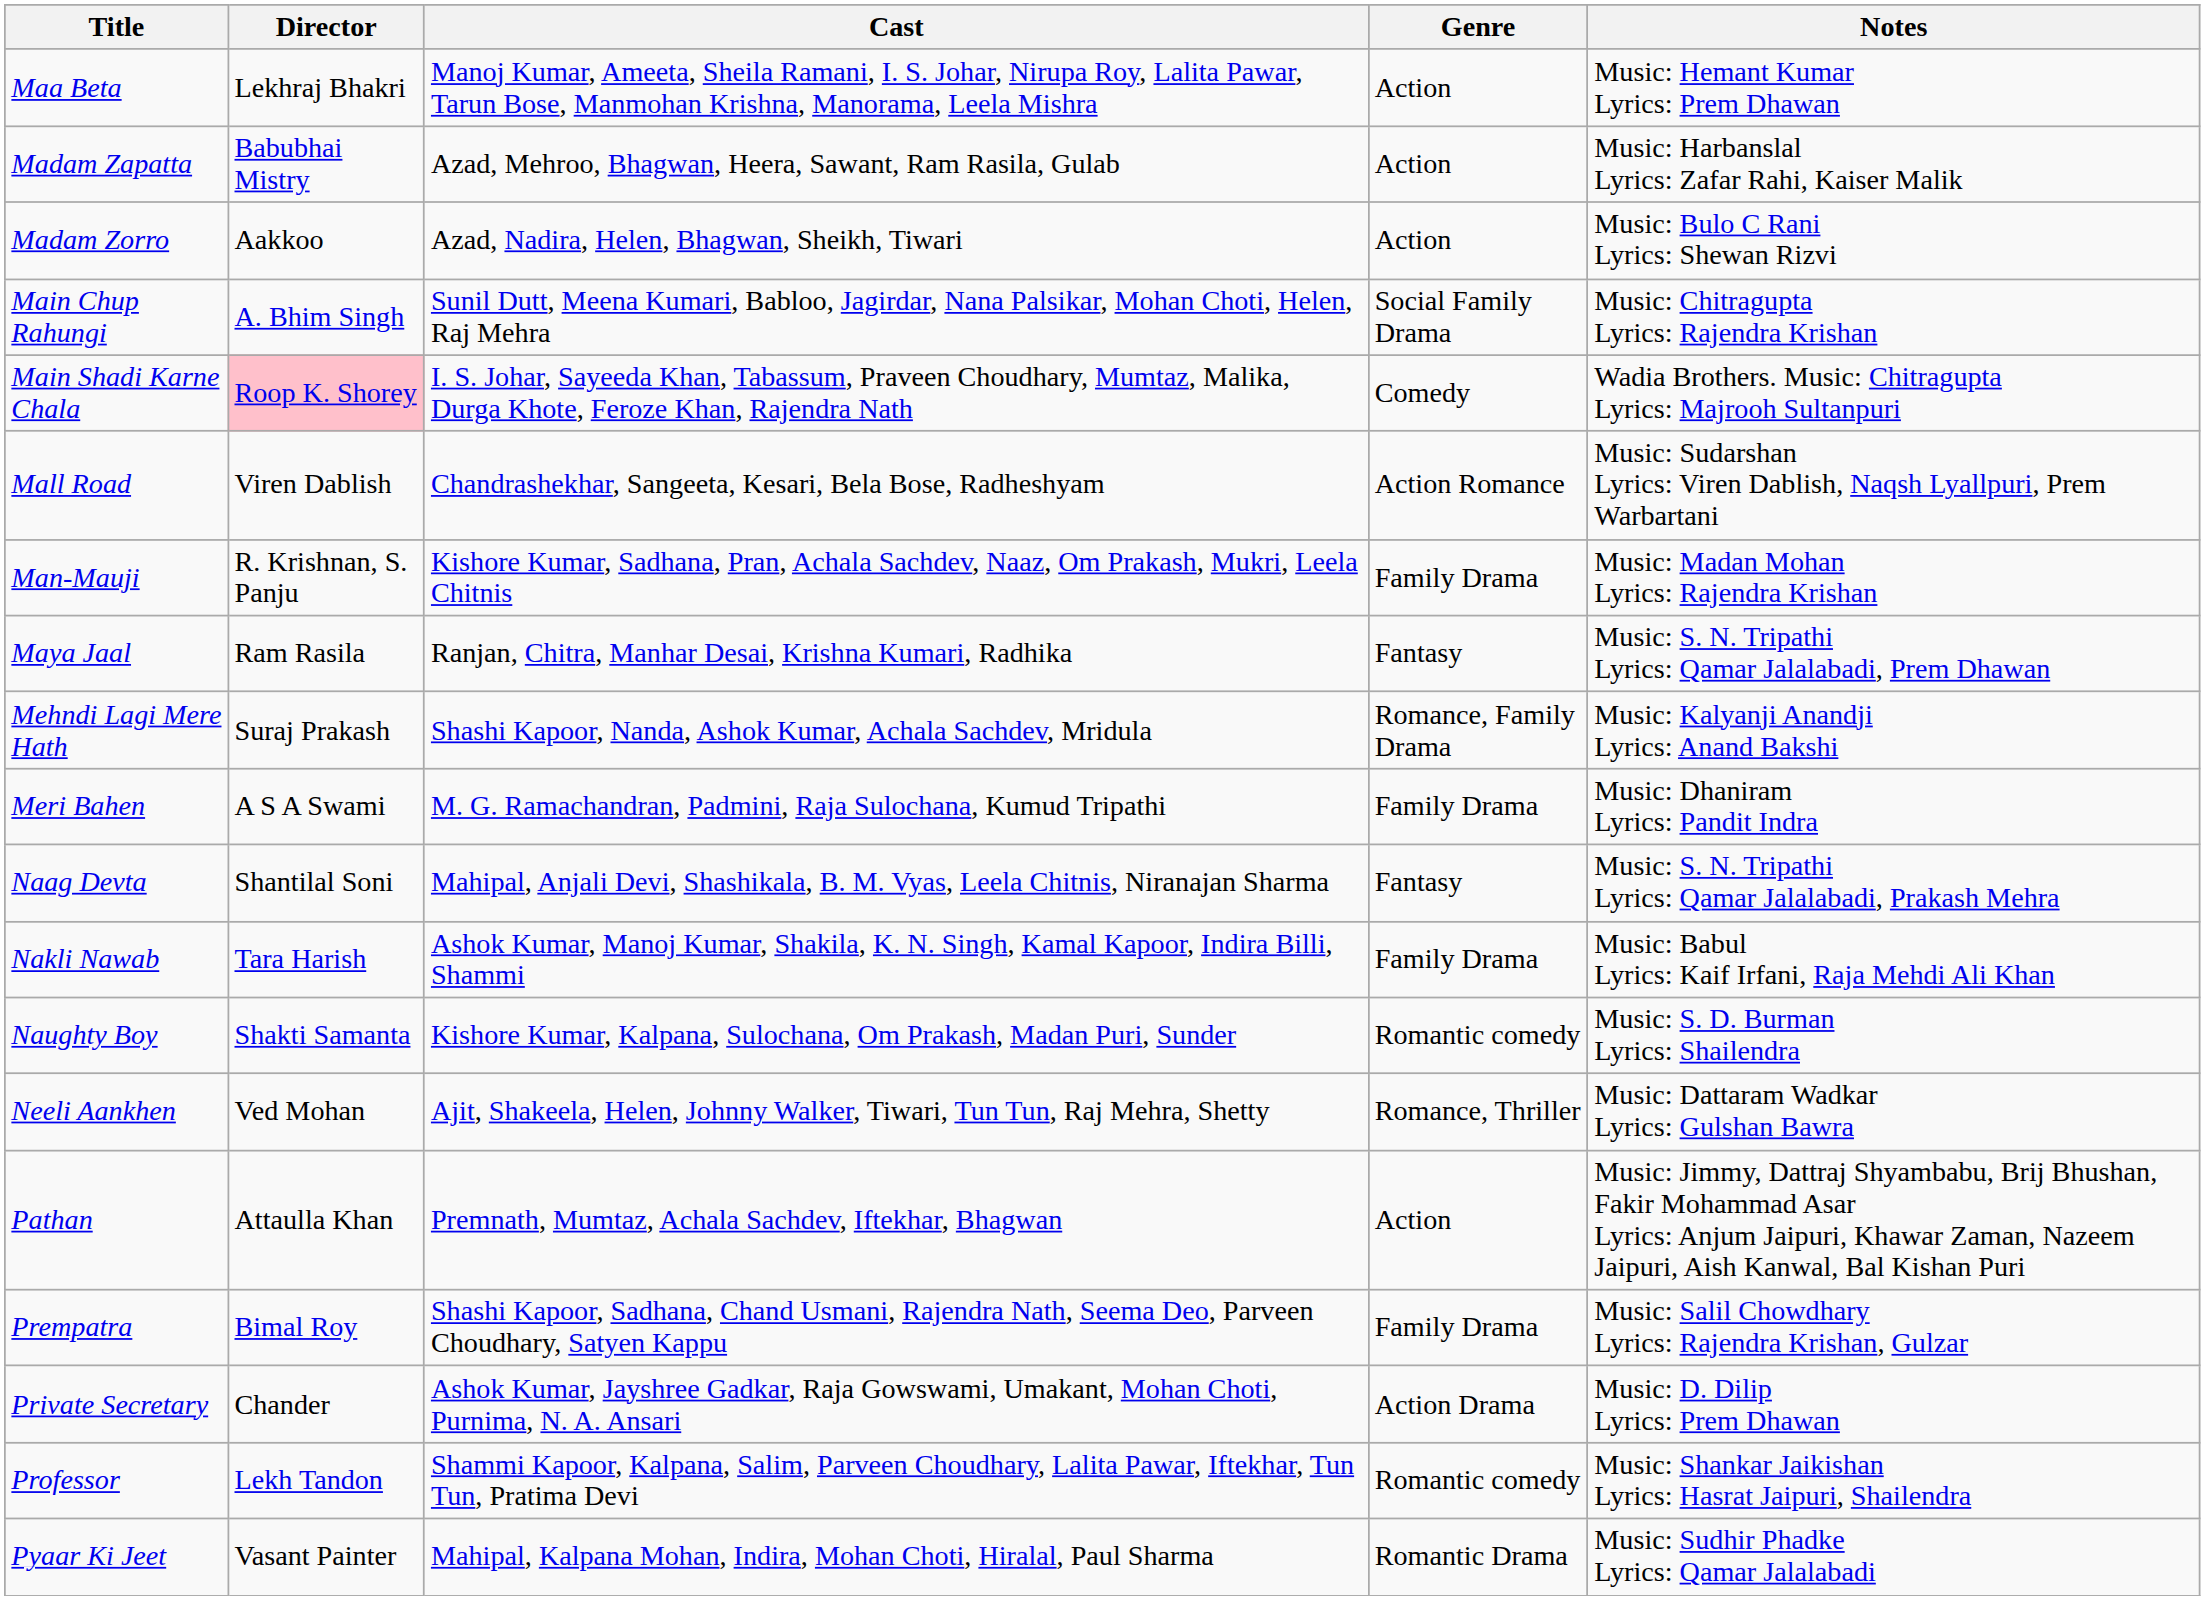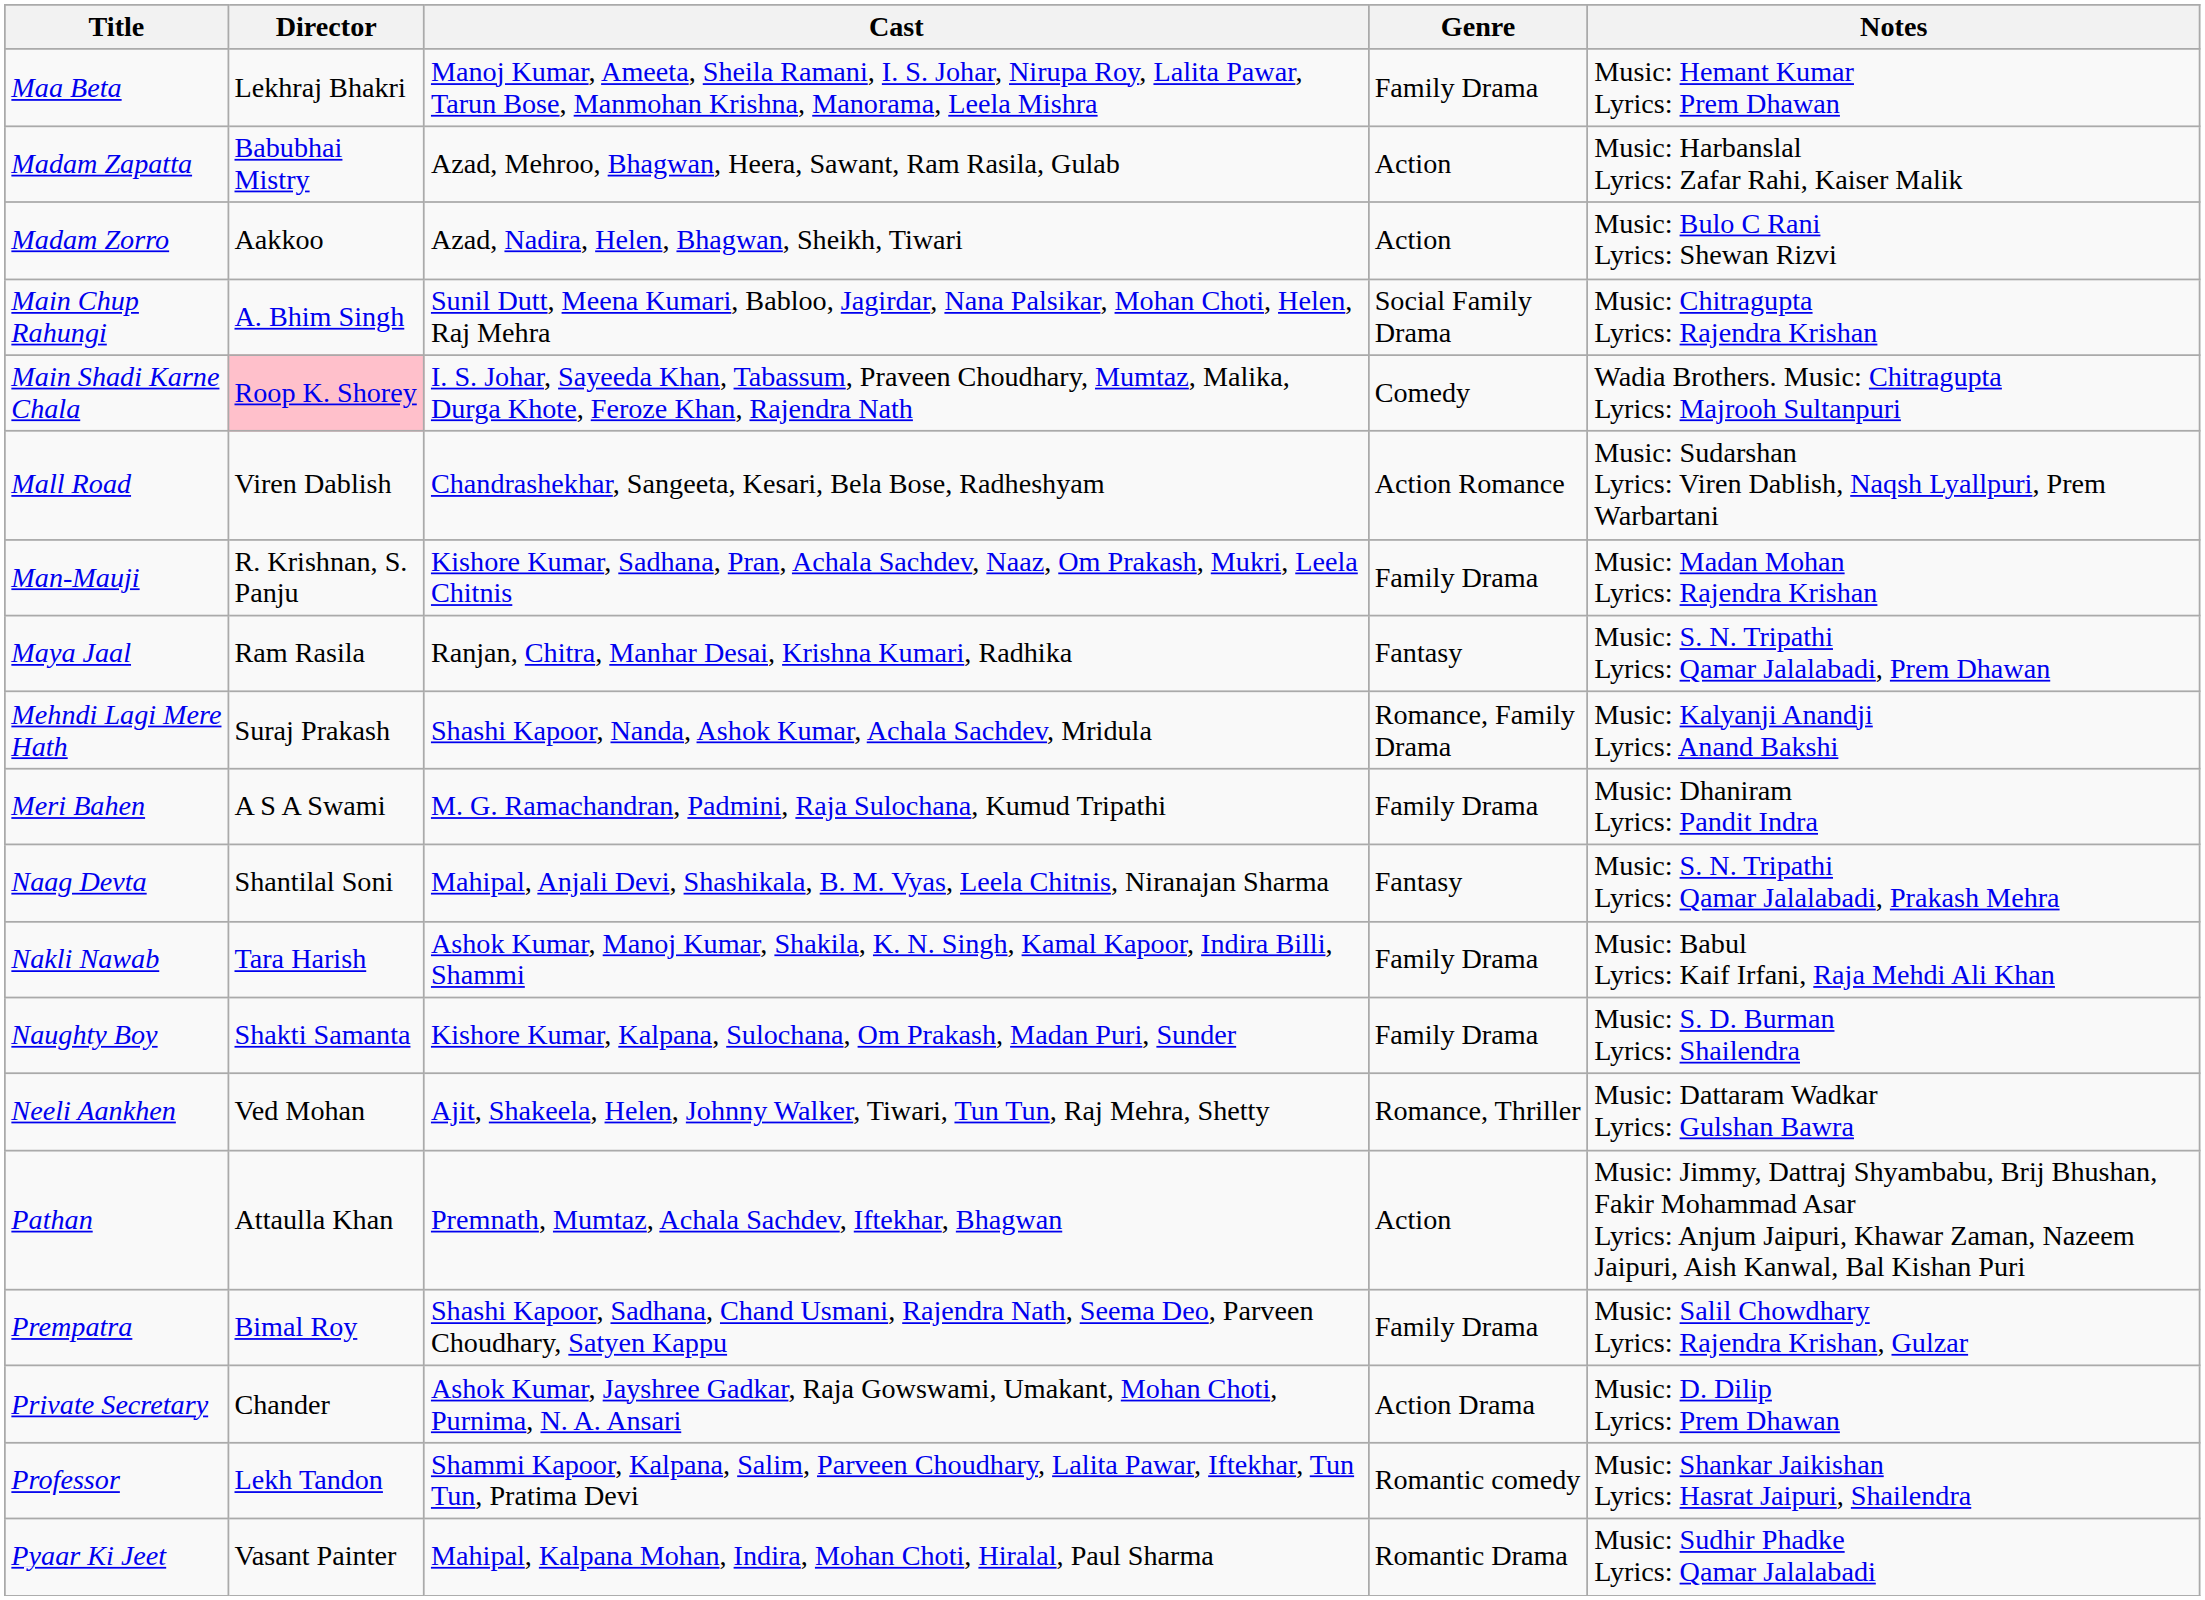(1413, 87) Action -> (1456, 87) Family Drama
(1478, 1035) Romantic comedy -> (1456, 1035) Family Drama
